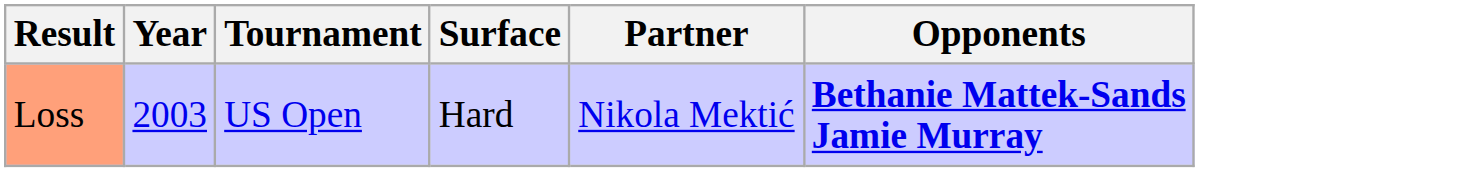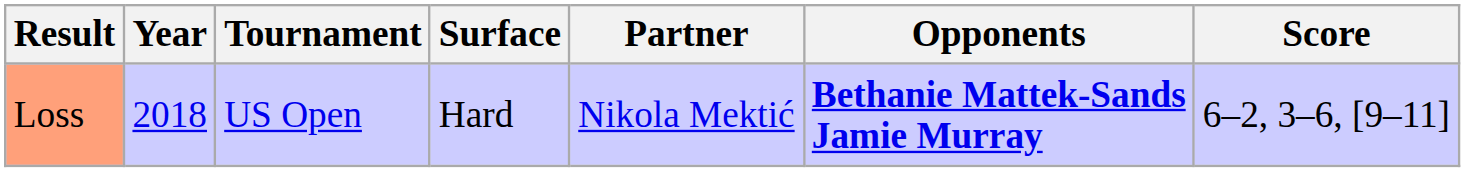+ column: (1326, 34)
(170, 114) 2003 -> (170, 114) 2018
